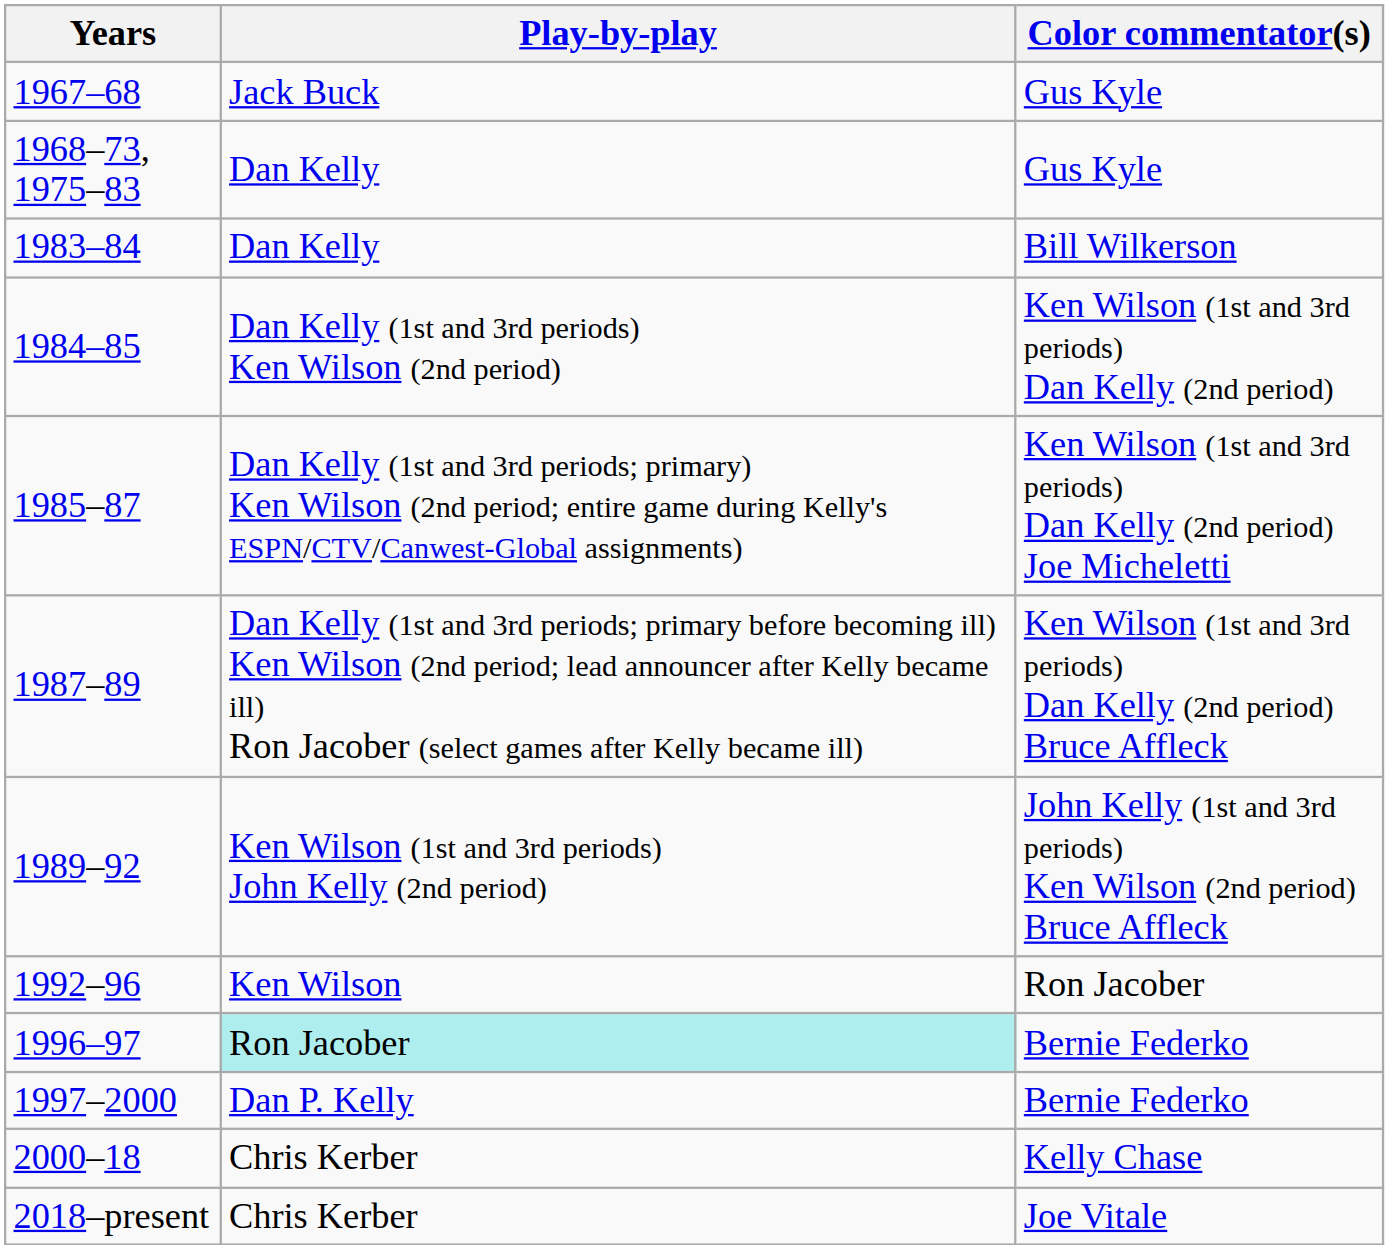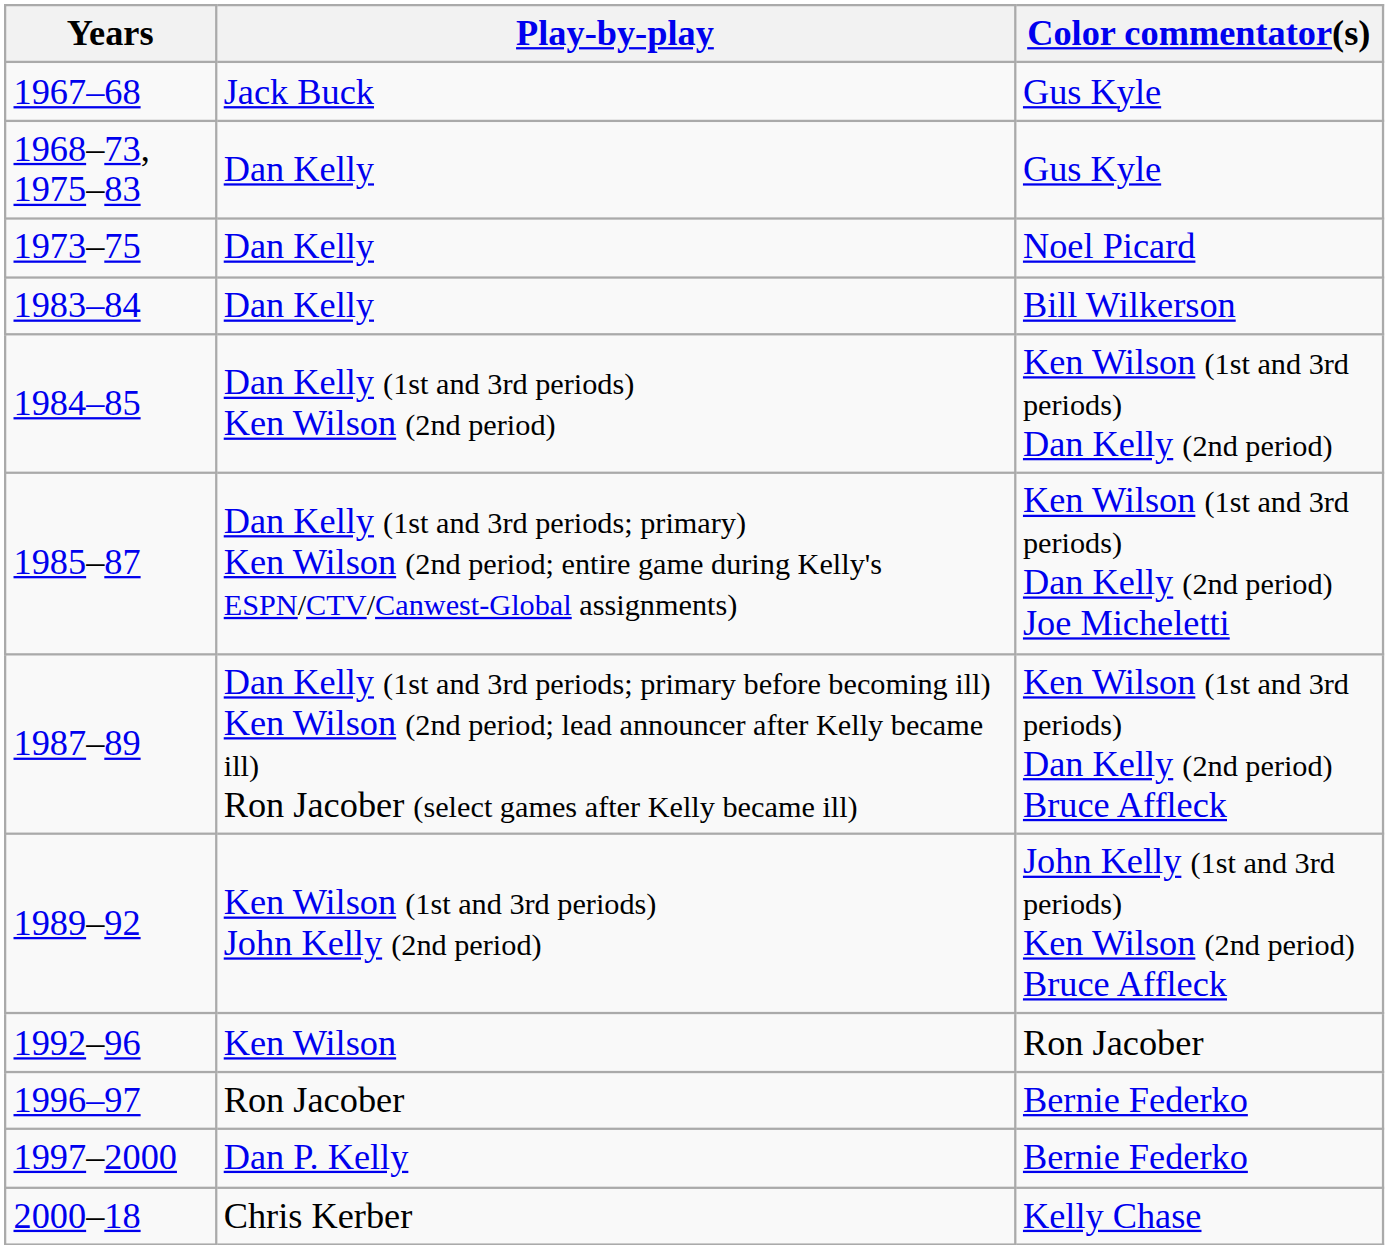+ row: (77, 246)
(319, 1042) paleturquoise background -> (314, 1099) no background
- row: (111, 1214)
